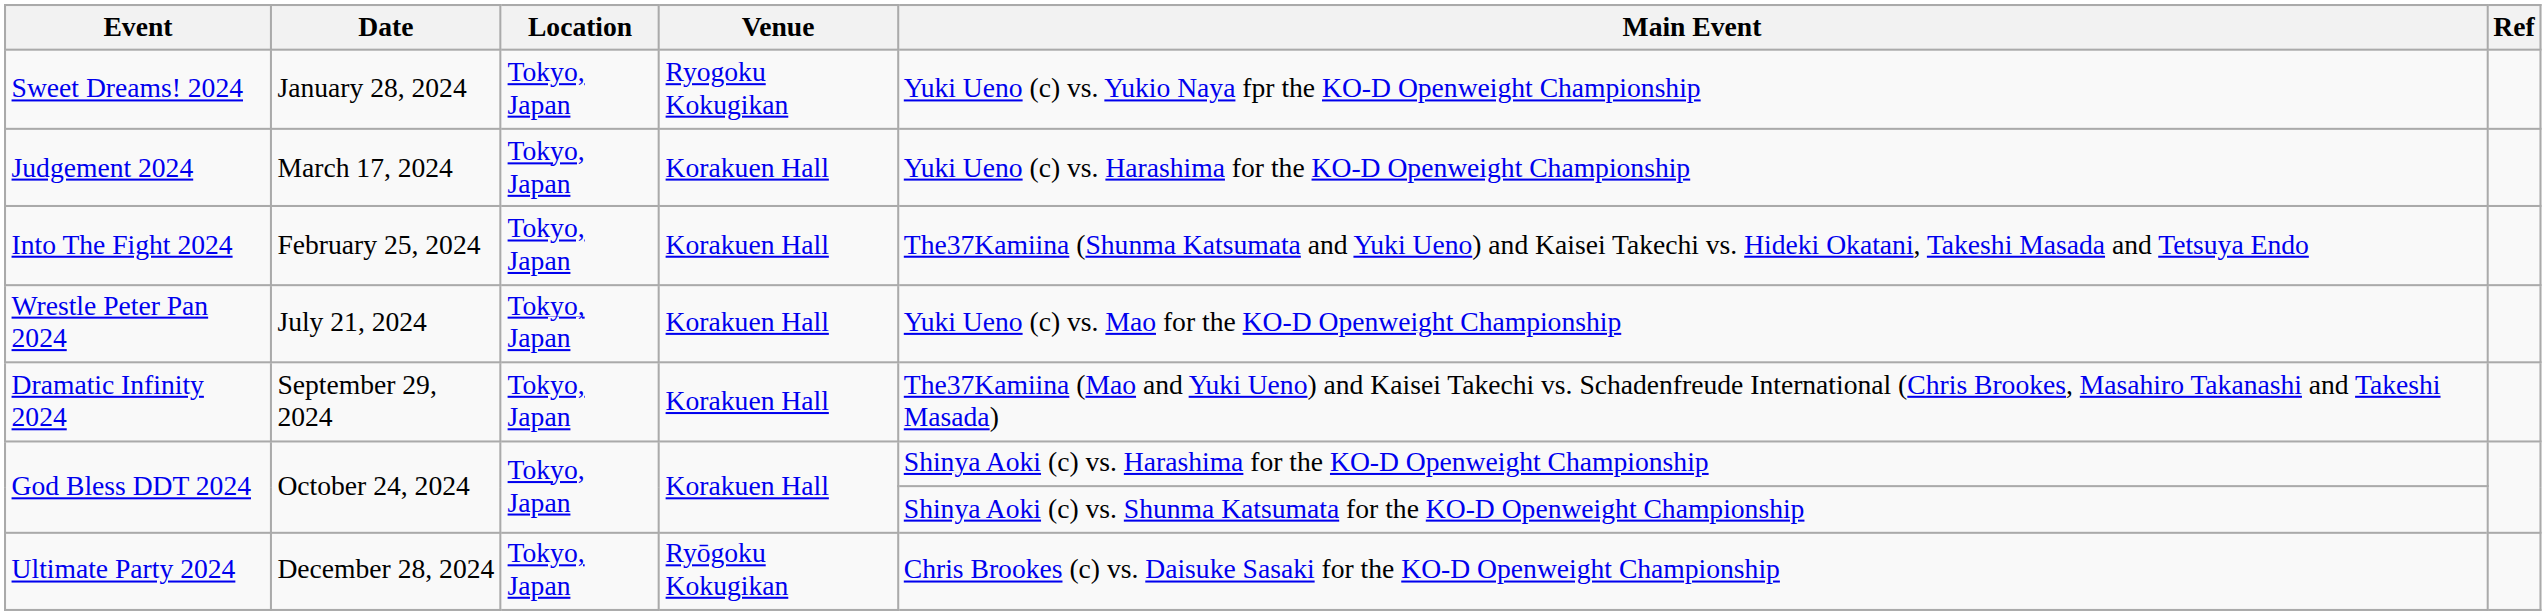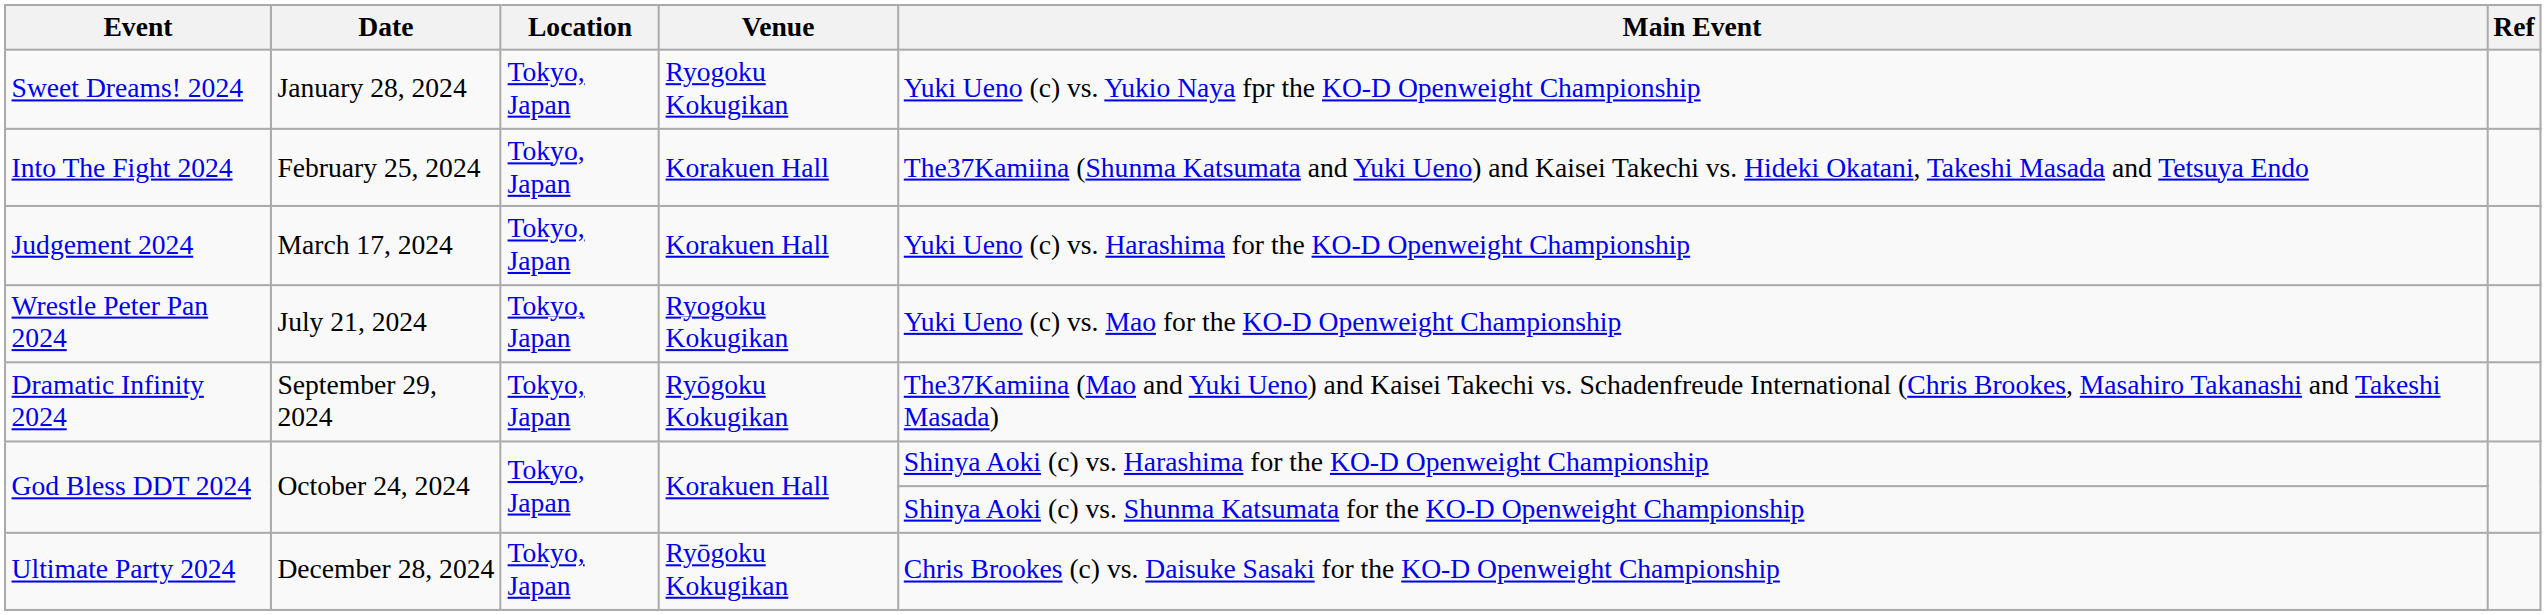rows swapped: (122, 244) <-> (102, 166)
(747, 322) Korakuen Hall -> (727, 322) Ryogoku Kokugikan
(747, 400) Korakuen Hall -> (727, 400) Ryōgoku Kokugikan
